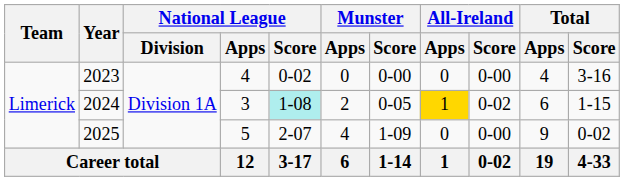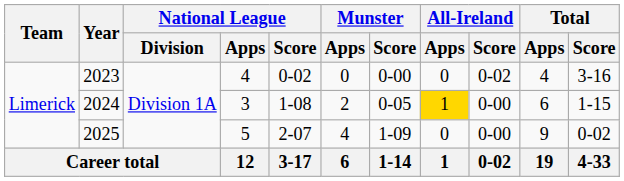(494, 76) 0-00 -> (494, 76) 0-02
(295, 104) paleturquoise background -> (295, 104) no background
(494, 104) 0-02 -> (494, 104) 0-00
